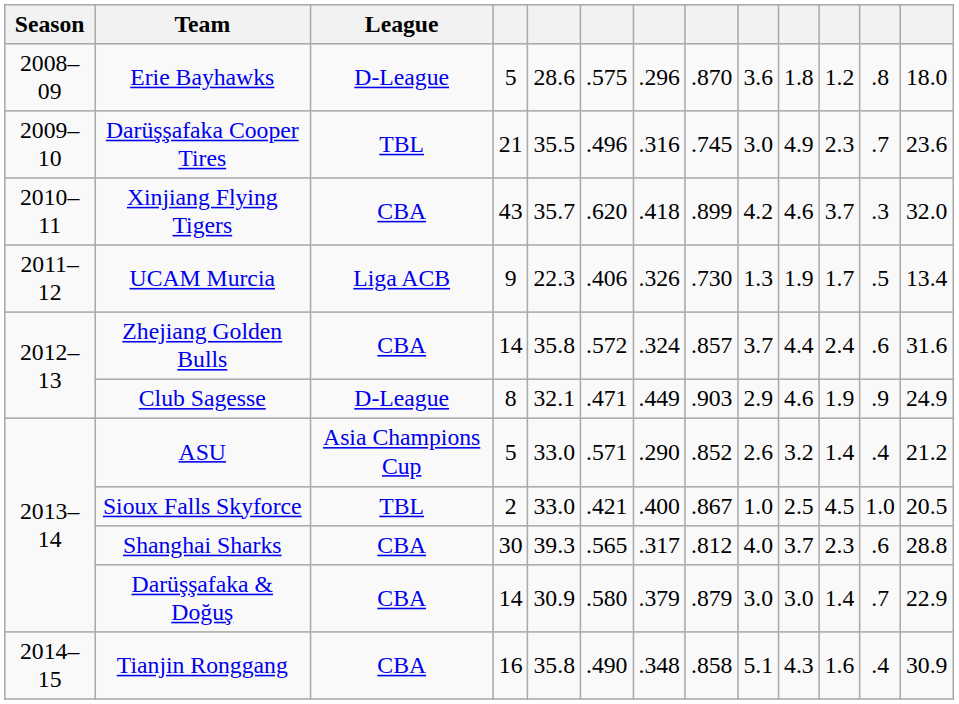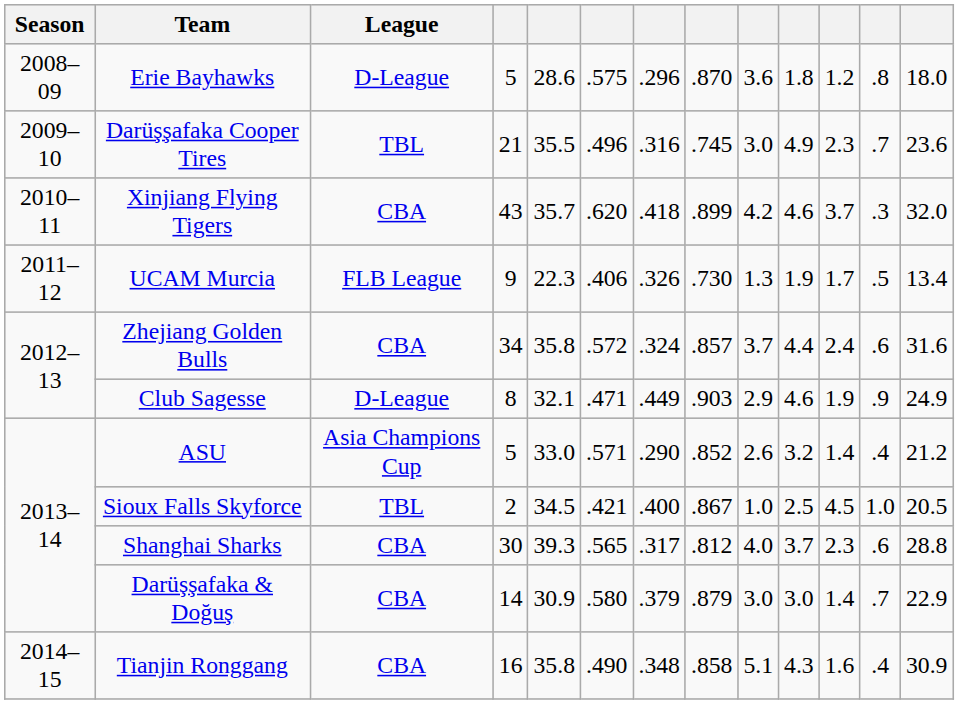(402, 278) Liga ACB -> (402, 278) FLB League
(511, 346) 14 -> (511, 346) 34
(554, 505) 33.0 -> (554, 505) 34.5
